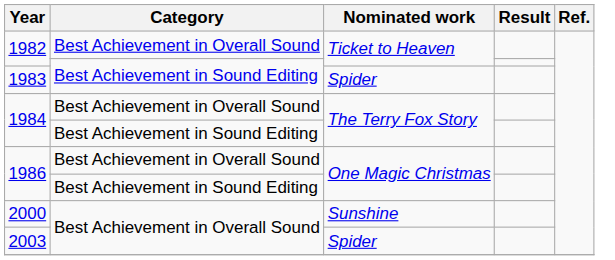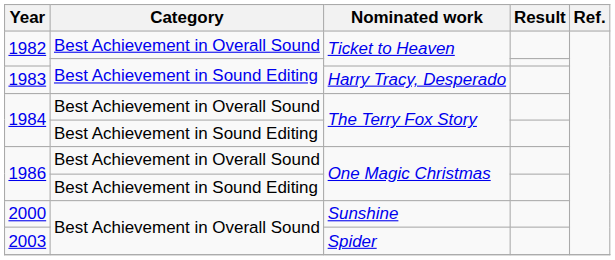(352, 79) Spider -> (417, 79) Harry Tracy, Desperado
